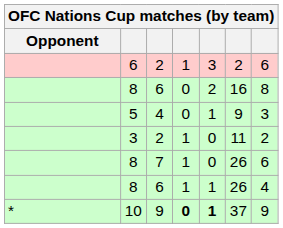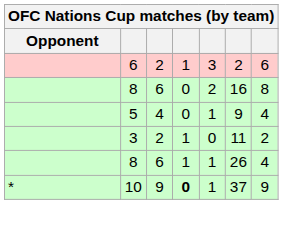(265, 114) 3 -> (265, 114) 4
- row: (133, 162)
(212, 211) bold -> (212, 187) normal
